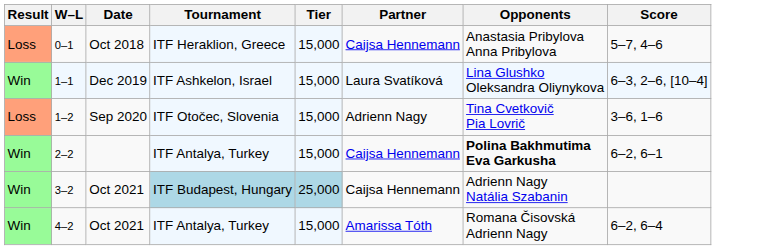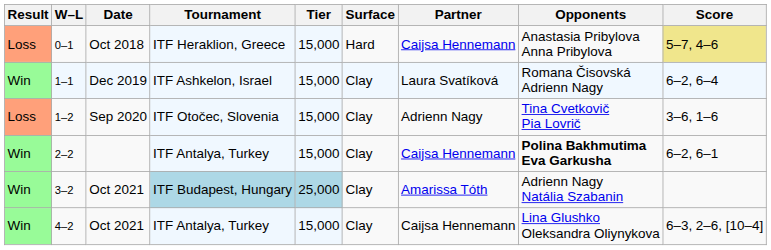+ column: (370, 15)
(637, 44) no background -> (692, 44) khaki background
(535, 80) Lina Glushko Oleksandra Oliynykova -> (576, 80) Romana Čisovská Adrienn Nagy
(659, 80) 6–3, 2–6, [10–4] -> (692, 80) 6–2, 6–4
(403, 189) Caijsa Hennemann -> (444, 189) Amarissa Tóth
(389, 226) Amarissa Tóth -> (458, 226) Caijsa Hennemann
(521, 226) Romana Čisovská Adrienn Nagy -> (591, 226) Lina Glushko Oleksandra Oliynykova
(637, 226) 6–2, 6–4 -> (715, 226) 6–3, 2–6, [10–4]
